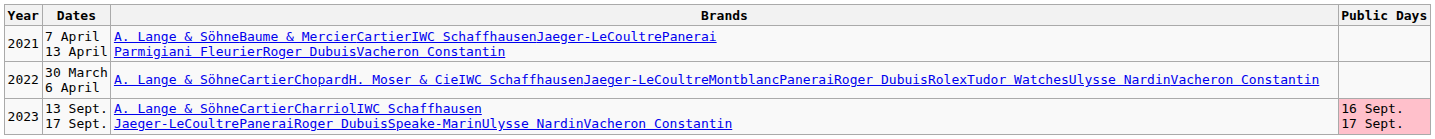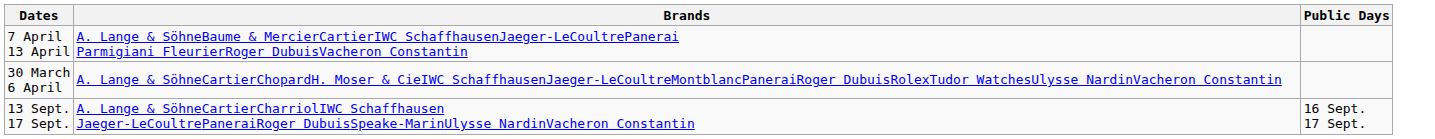- column: (23, 15)
(1372, 116) pink background -> (1335, 116) no background
